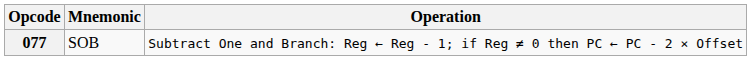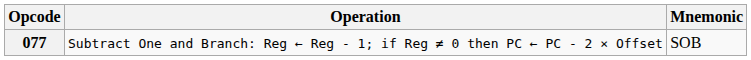columns swapped: (104, 17) <-> (446, 17)
